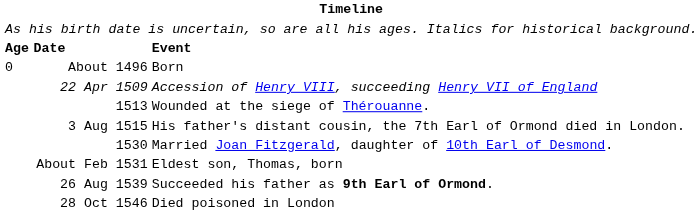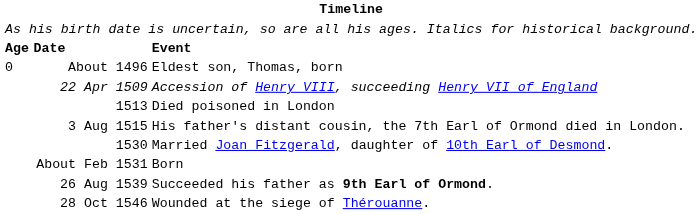(168, 68) Born -> (247, 68) Eldest son, Thomas, born
(291, 107) Wounded at the siege of Thérouanne. -> (243, 107) Died poisoned in London
(247, 165) Eldest son, Thomas, born -> (168, 165) Born
(243, 204) Died poisoned in London -> (291, 204) Wounded at the siege of Thérouanne.
